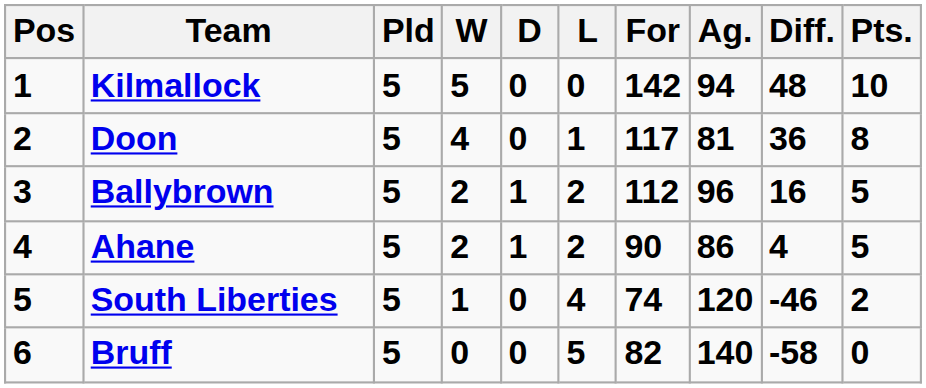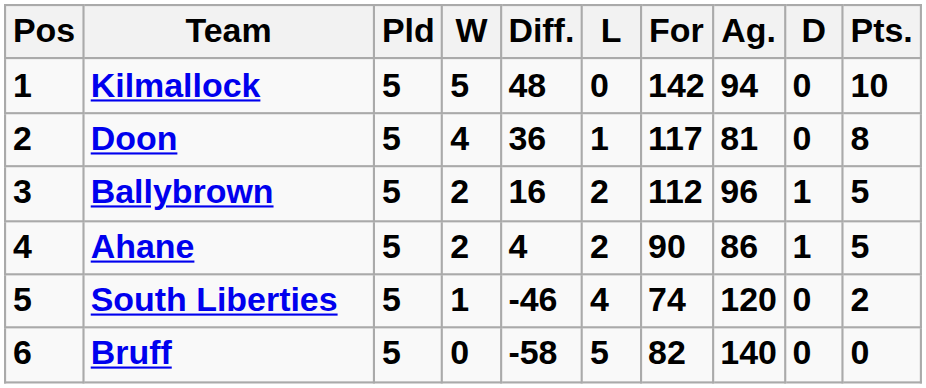columns swapped: (530, 31) <-> (802, 31)
